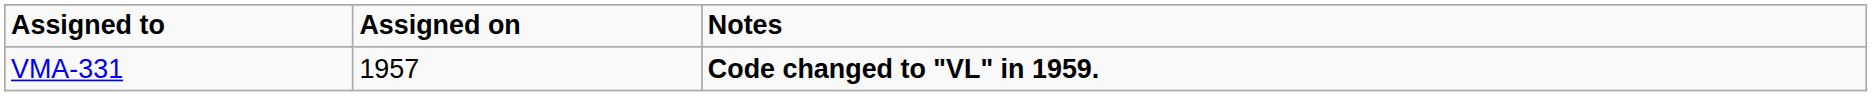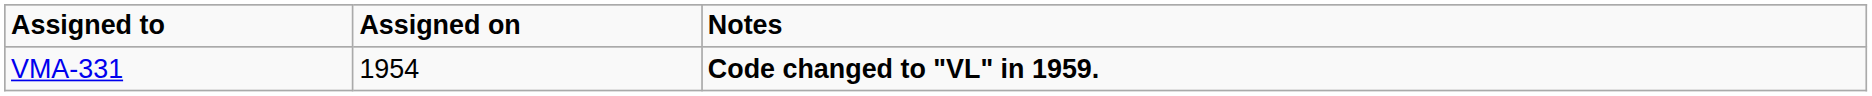(389, 68) 1957 -> (389, 68) 1954
